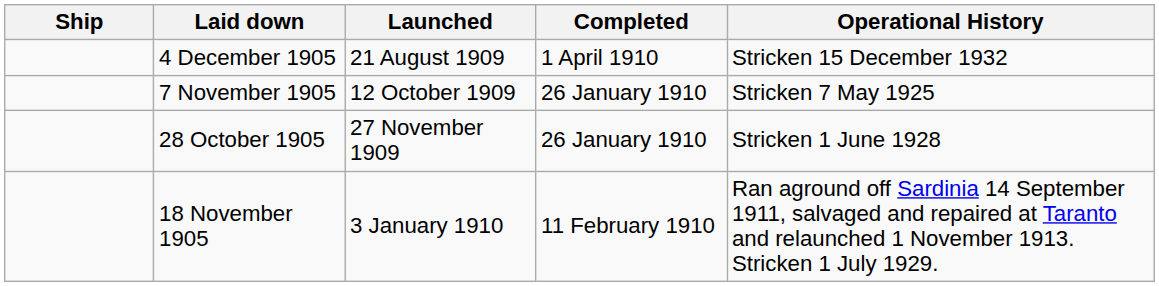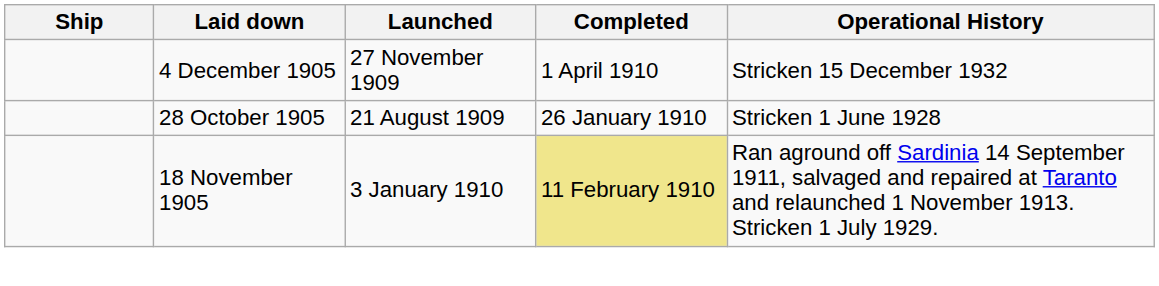(427, 57) 21 August 1909 -> (417, 69) 27 November 1909
- row: (247, 92)
(417, 140) 27 November 1909 -> (427, 117) 21 August 1909
(628, 225) no background -> (628, 190) khaki background
